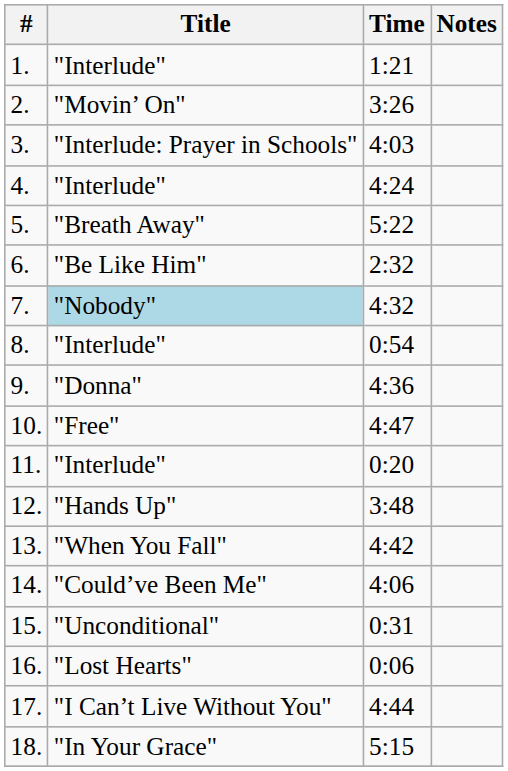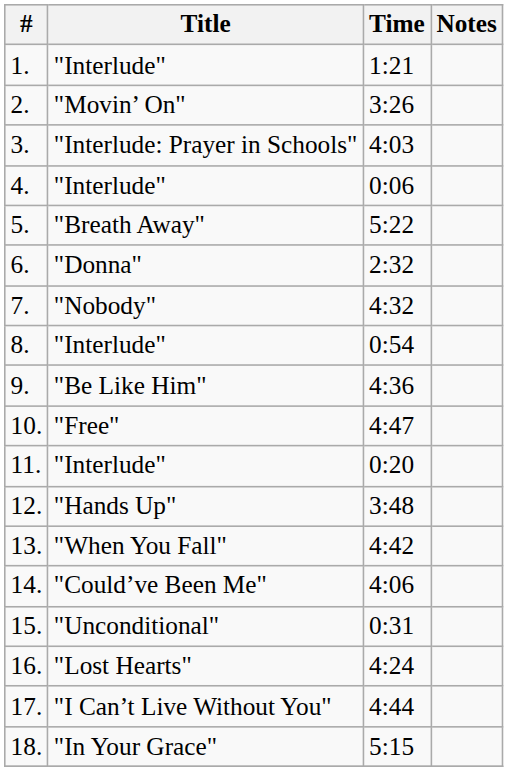(392, 184) 4:24 -> (392, 184) 0:06
(130, 265) "Be Like Him" -> (98, 265) "Donna"
(105, 305) lightblue background -> (105, 305) no background
(98, 385) "Donna" -> (130, 385) "Be Like Him"
(392, 666) 0:06 -> (392, 666) 4:24
